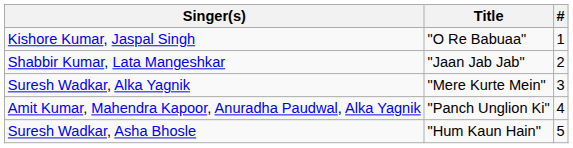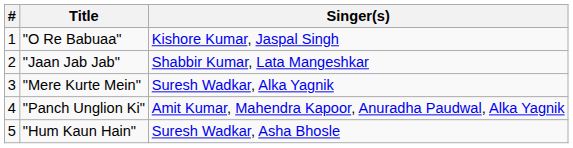columns swapped: (561, 16) <-> (214, 16)
